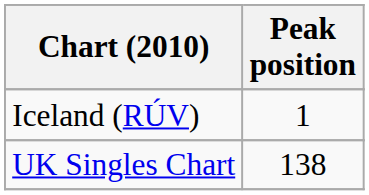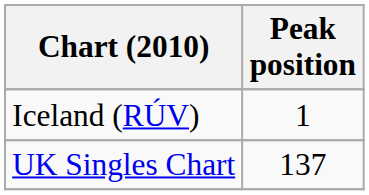(303, 164) 138 -> (303, 164) 137
